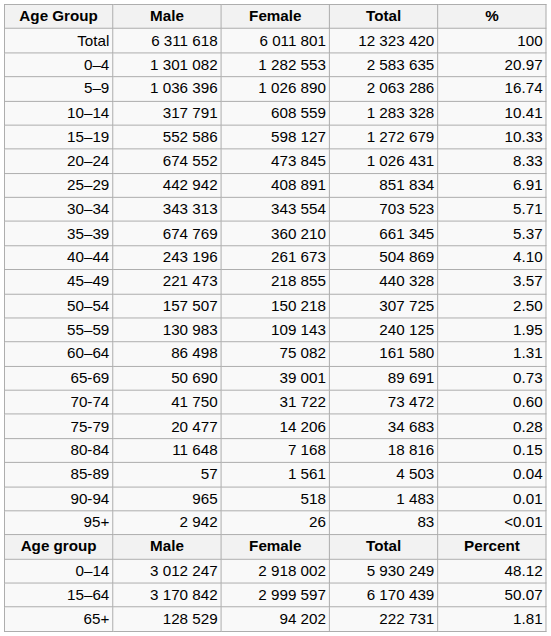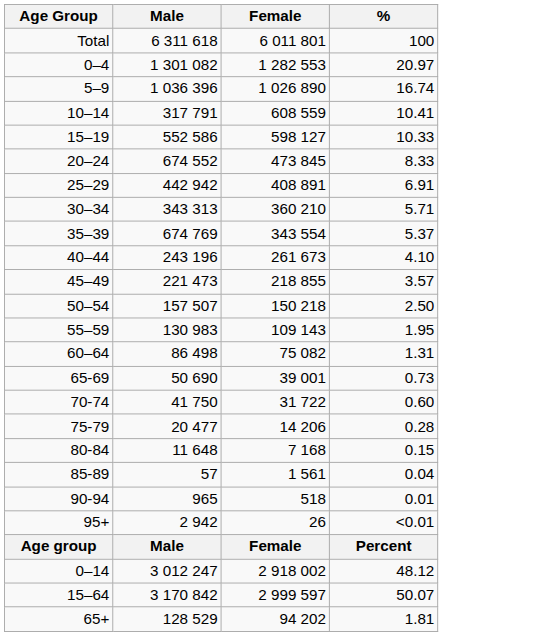- column: (384, 16)
(298, 209) 343 554 -> (298, 209) 360 210
(298, 233) 360 210 -> (298, 233) 343 554
